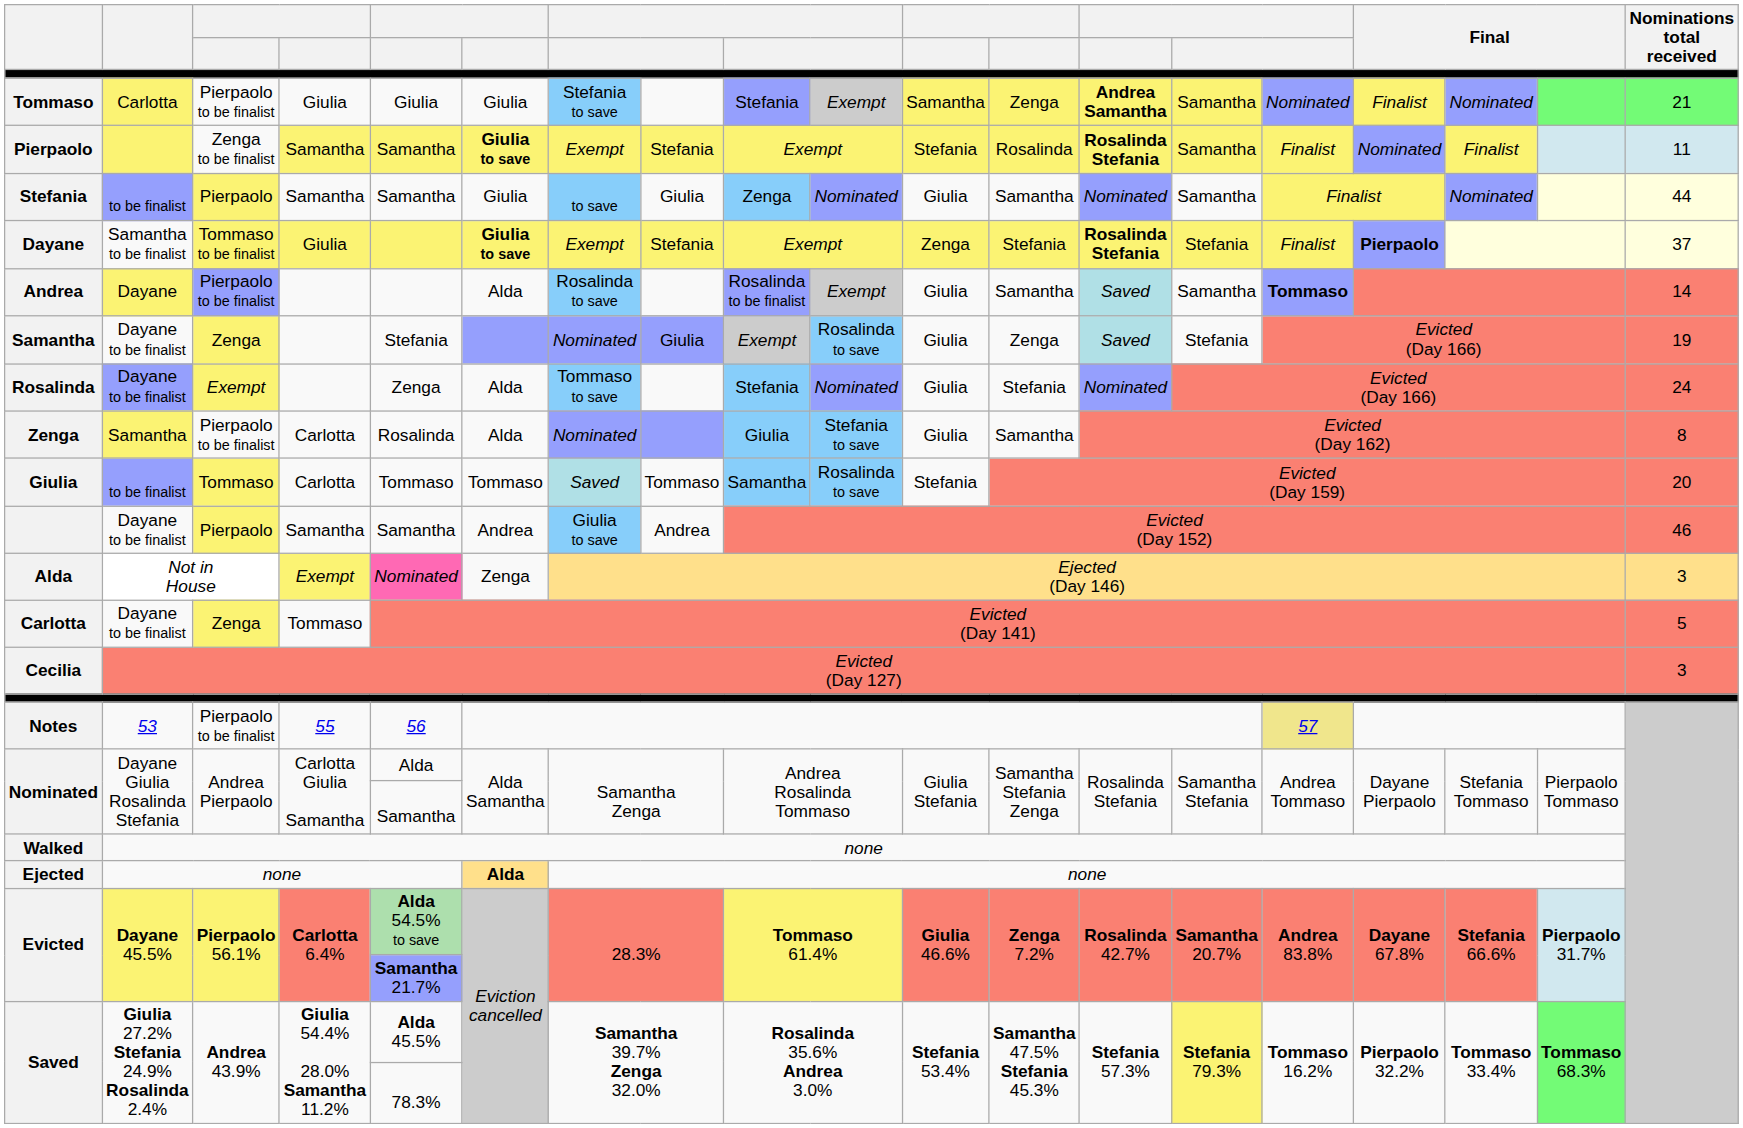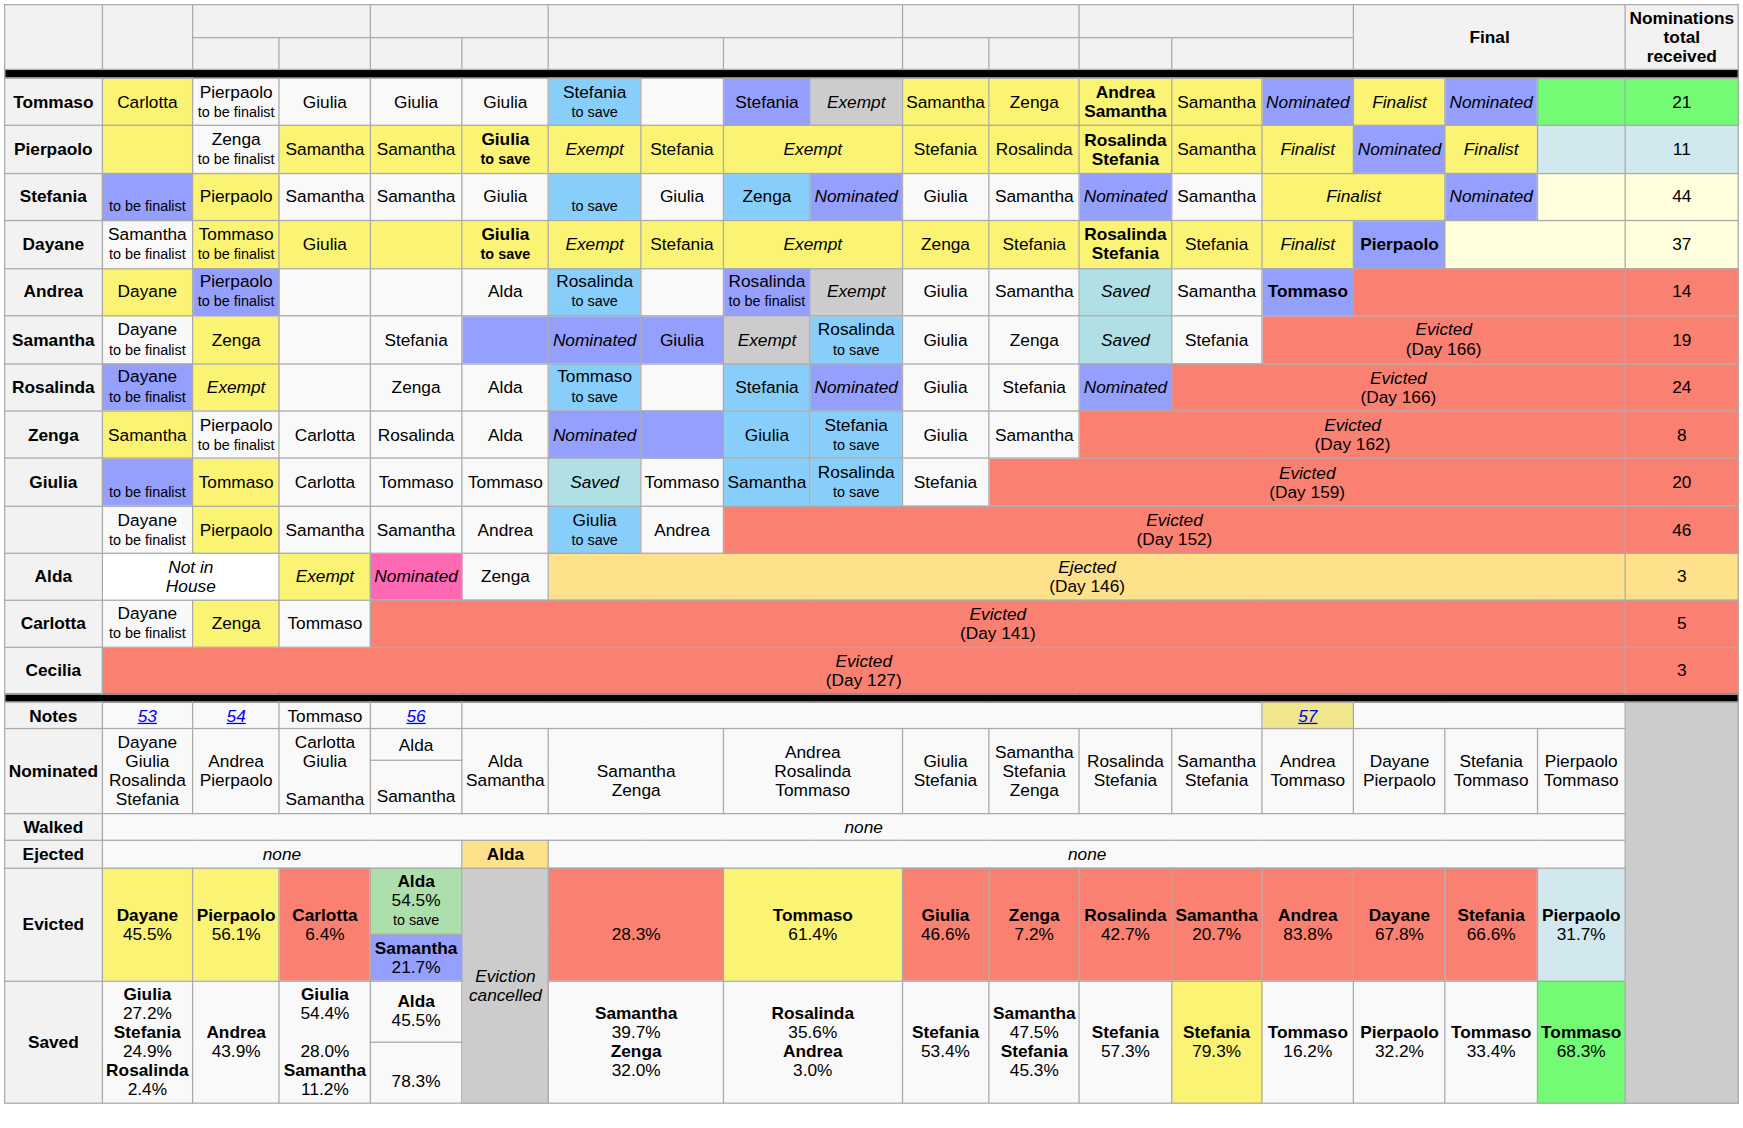(236, 724) Pierpaolo to be finalist -> (236, 715) 54
(325, 725) 55 -> (325, 715) Tommaso
